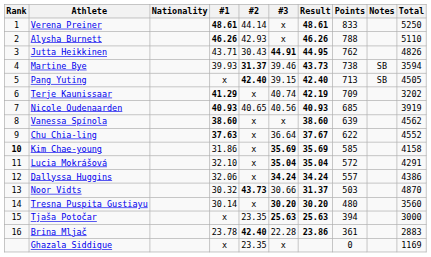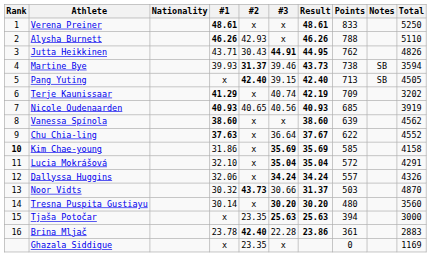(254, 25) 44.14 -> (254, 25) x
(411, 176) 4386 -> (411, 176) 4326
